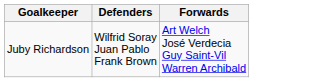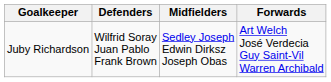+ column: (198, 13)
